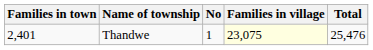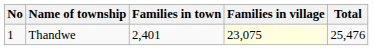columns swapped: (213, 14) <-> (52, 14)
